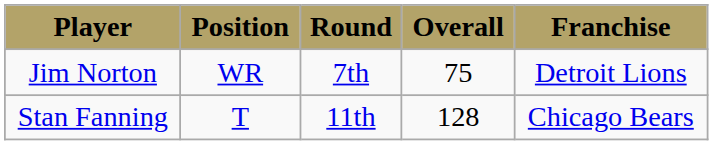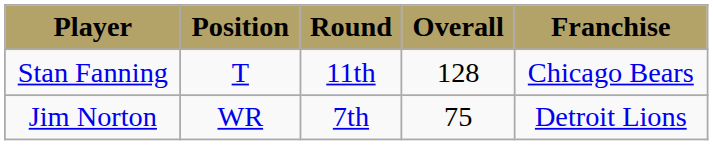rows swapped: (93, 71) <-> (93, 116)
